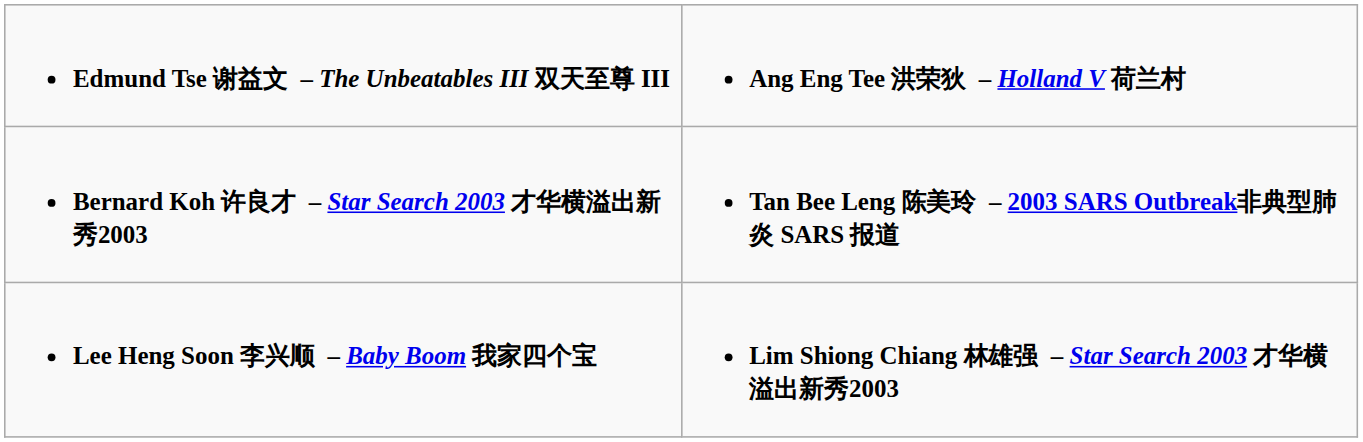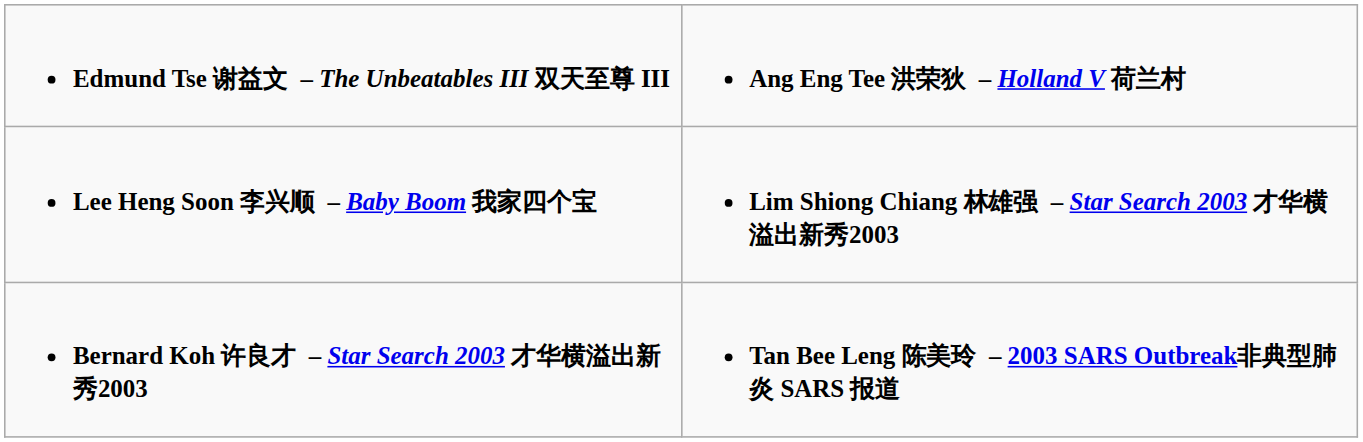rows swapped: (343, 357) <-> (343, 219)
